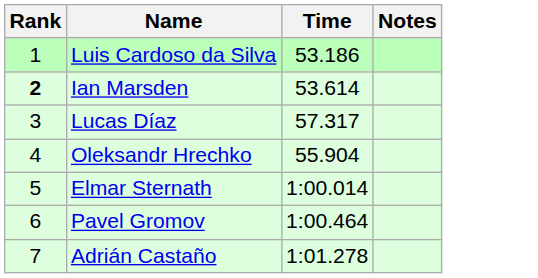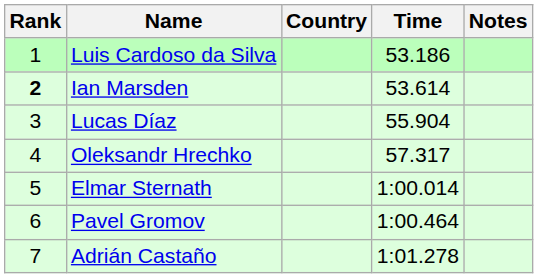+ column: (327, 21)
(327, 121) 57.317 -> (418, 121) 55.904
(327, 155) 55.904 -> (418, 155) 57.317
